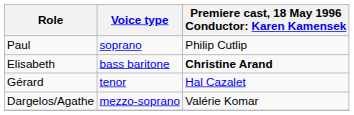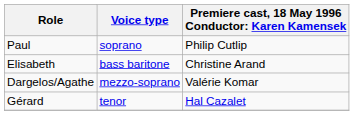(229, 63) bold -> (225, 63) normal
rows swapped: (25, 82) <-> (51, 100)
